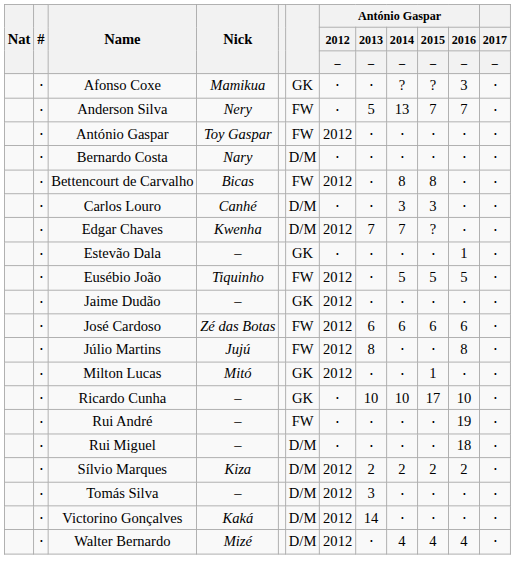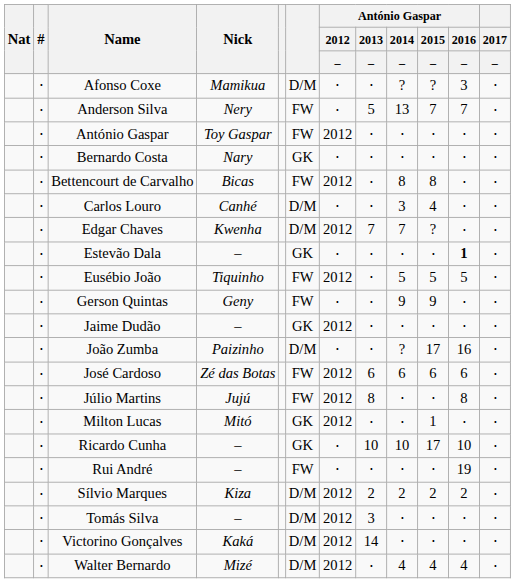(303, 85) GK -> (303, 85) D/M
(303, 157) D/M -> (303, 157) GK
(433, 205) 3 -> (433, 205) 4
(464, 253) normal -> (464, 253) bold
+ row: (122, 301)
+ row: (122, 349)
- row: (122, 445)
